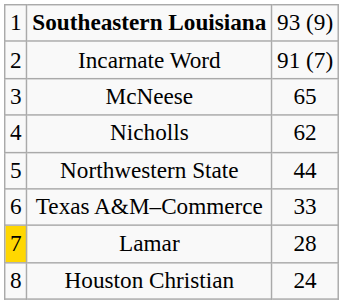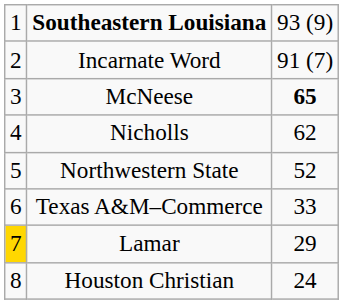(305, 96) normal -> (305, 96) bold
(305, 170) 44 -> (305, 170) 52
(305, 243) 28 -> (305, 243) 29
